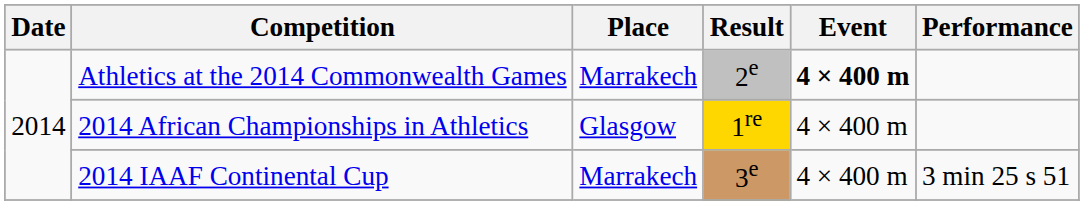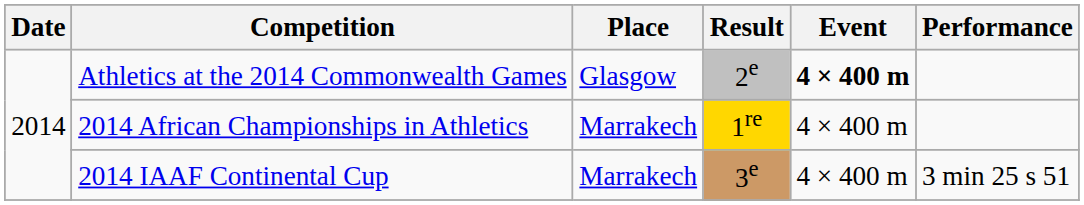(638, 74) Marrakech -> (628, 74) Glasgow
(628, 125) Glasgow -> (638, 125) Marrakech
